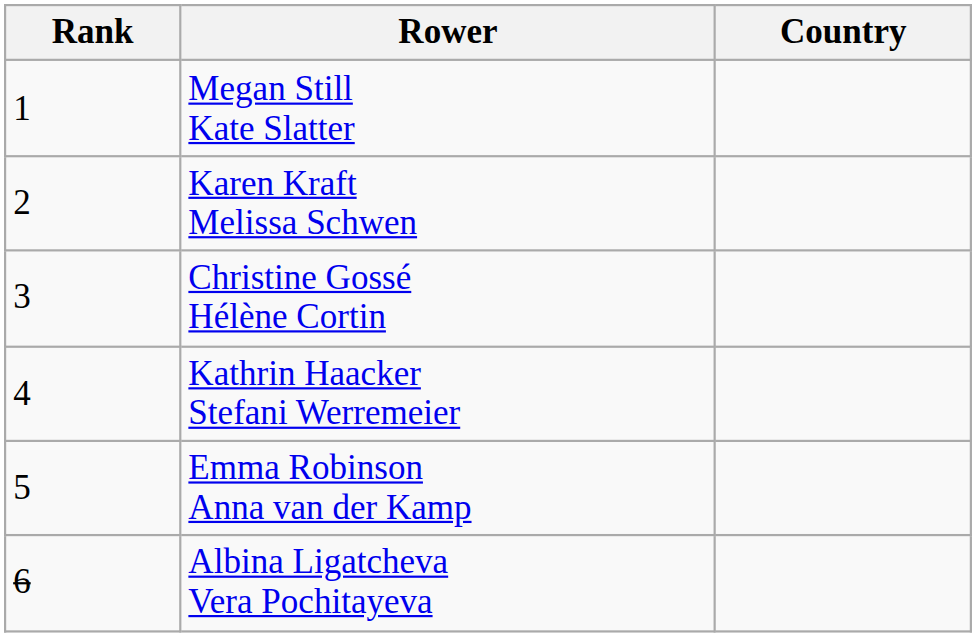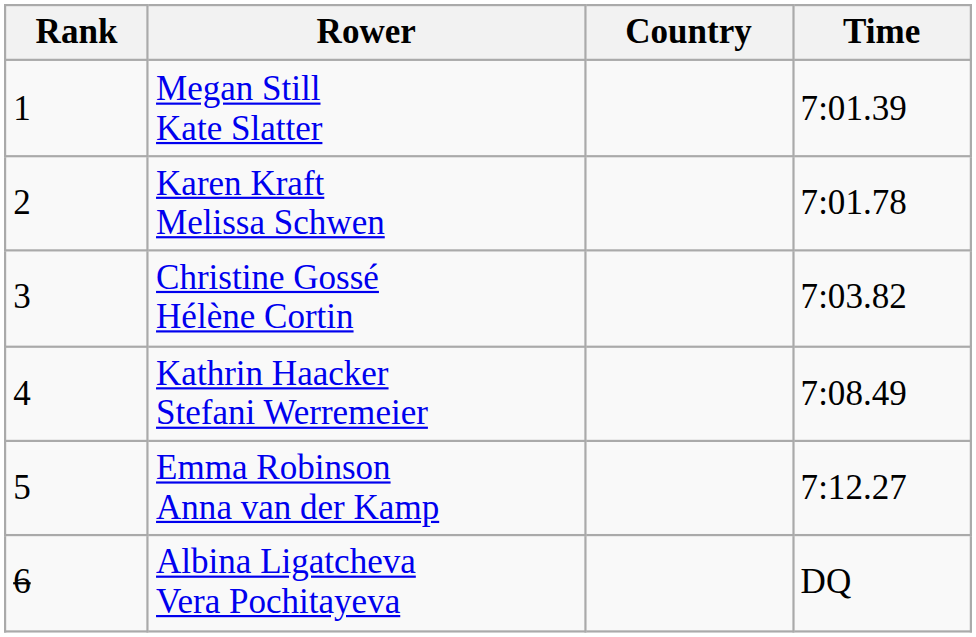+ column: (882, 32)
